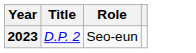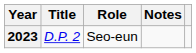+ column: (163, 15)
